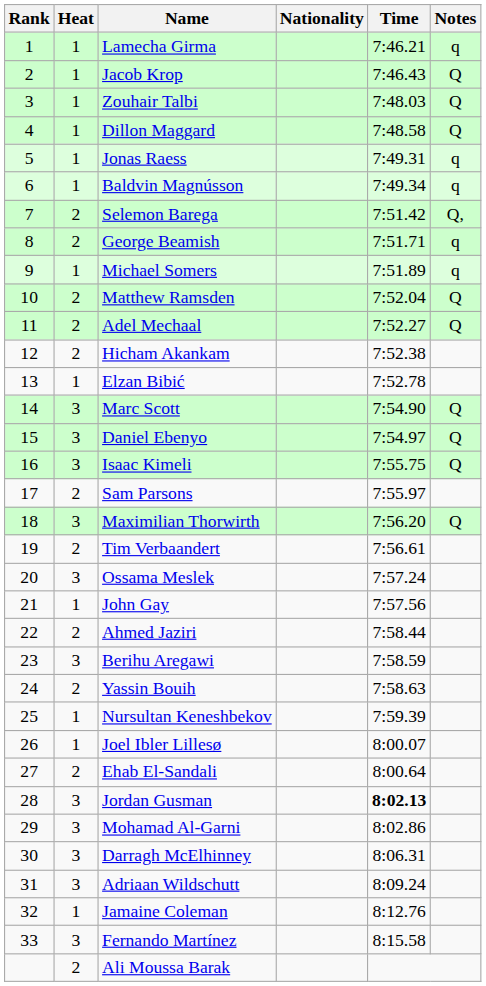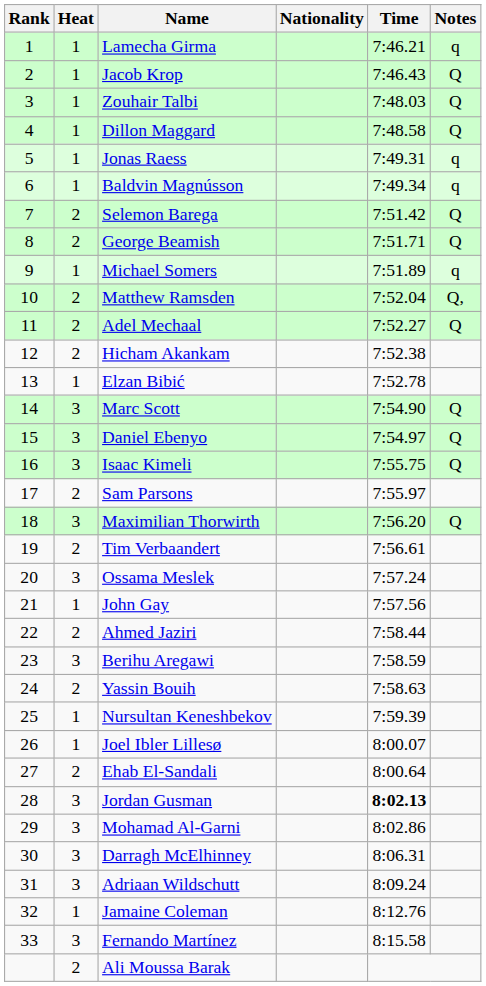(455, 213) Q, -> (455, 213) Q
(455, 241) q -> (455, 241) Q
(455, 297) Q -> (455, 297) Q,
